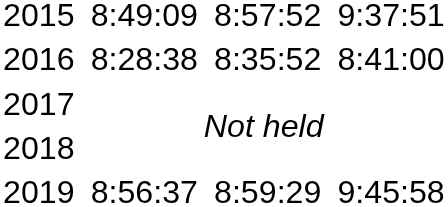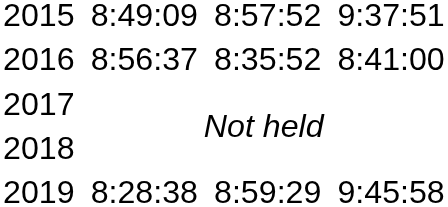(144, 59) 8:28:38 -> (144, 59) 8:56:37
(144, 192) 8:56:37 -> (144, 192) 8:28:38
